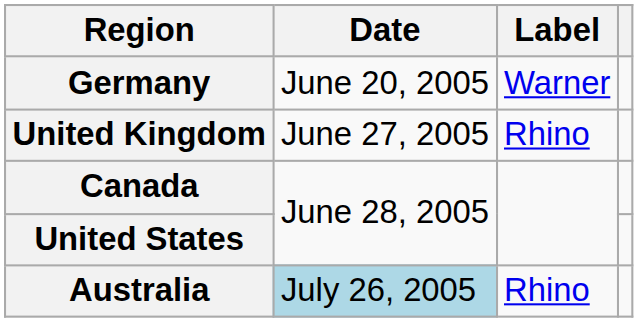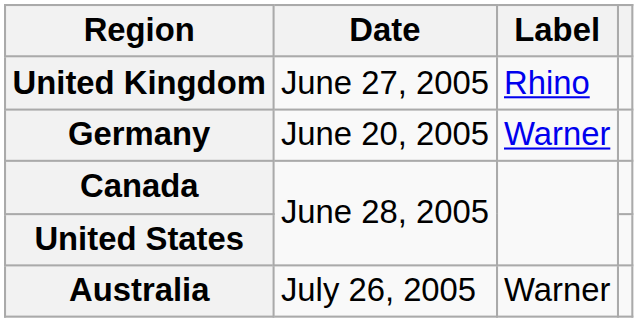rows swapped: (139, 82) <-> (139, 134)
(379, 290) lightblue background -> (379, 290) no background
(547, 290) Rhino -> (557, 290) Warner
